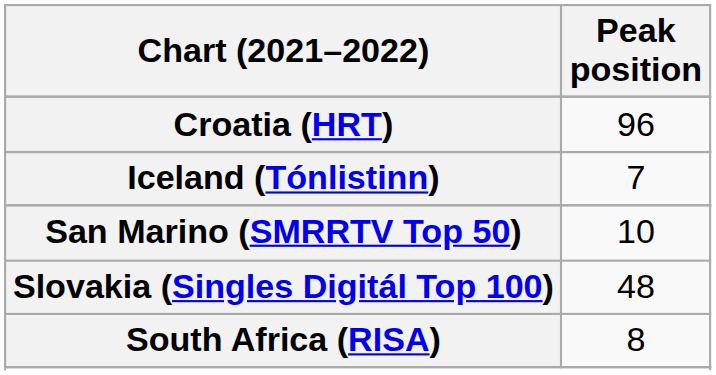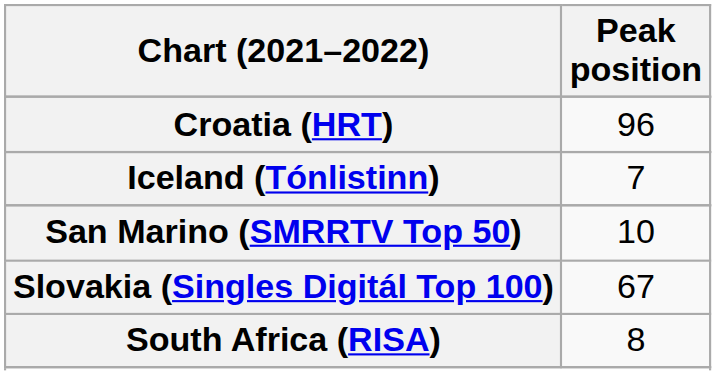(636, 286) 48 -> (636, 286) 67
